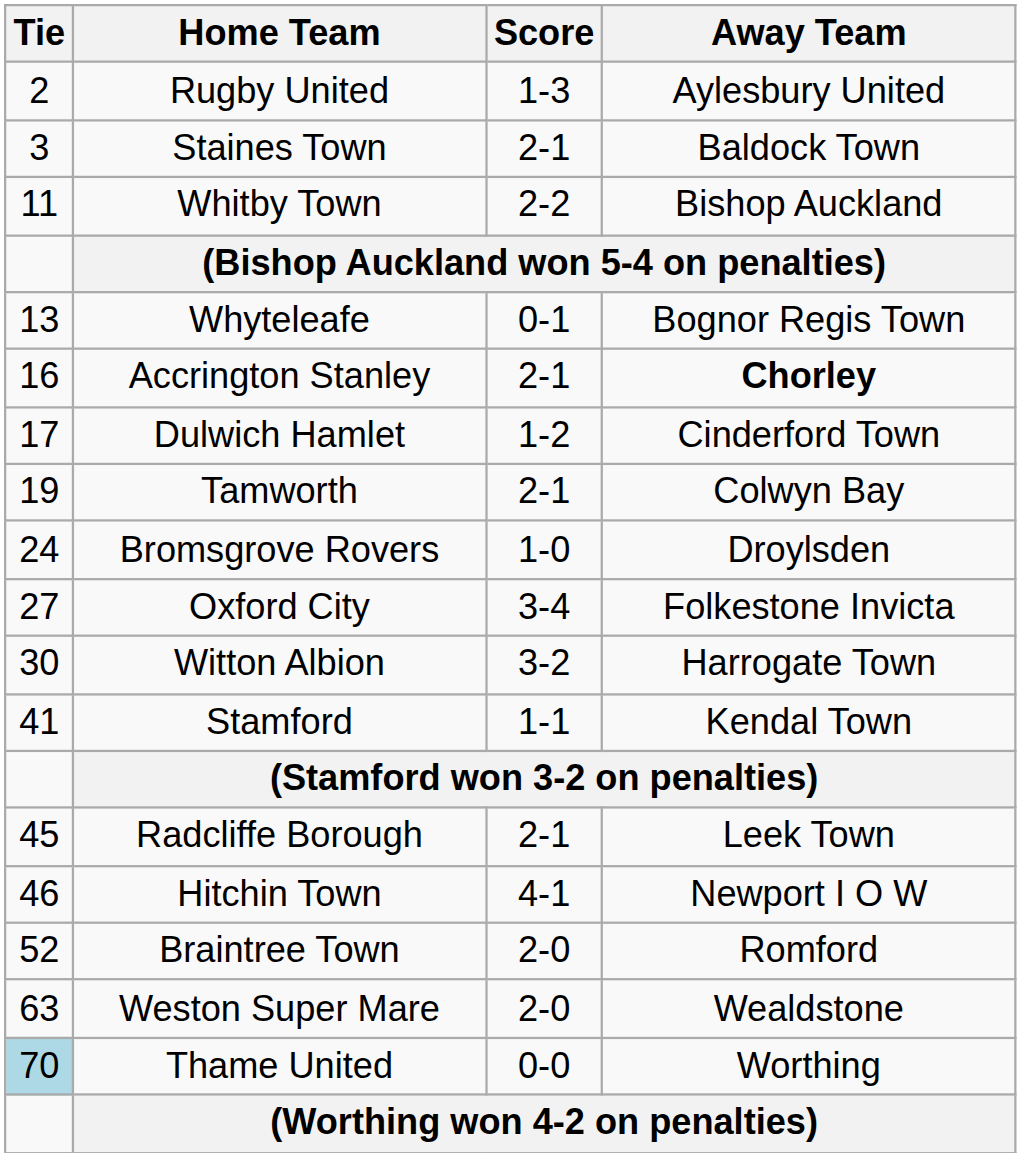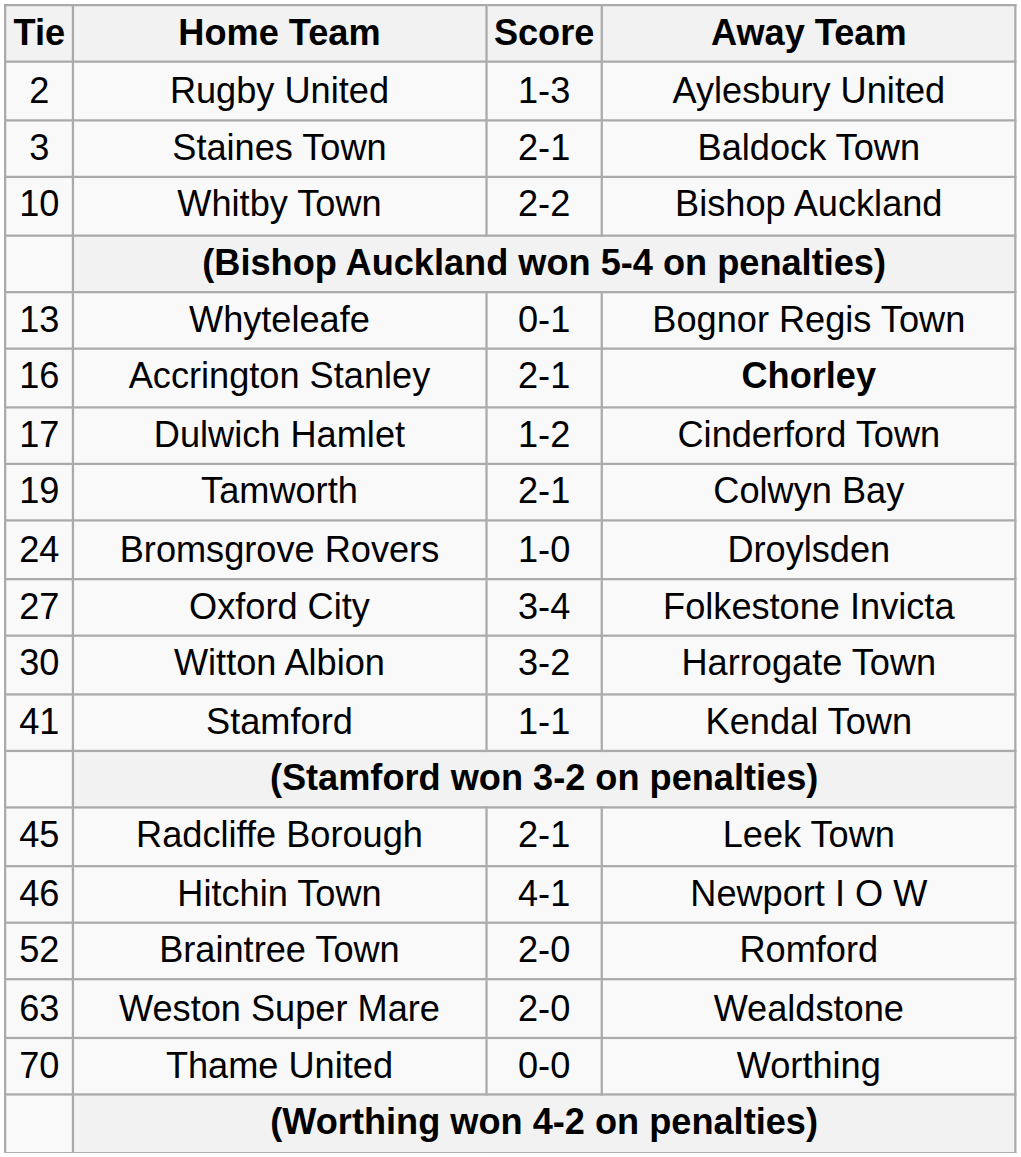(39, 205) 11 -> (39, 205) 10
(39, 1065) lightblue background -> (39, 1065) no background
